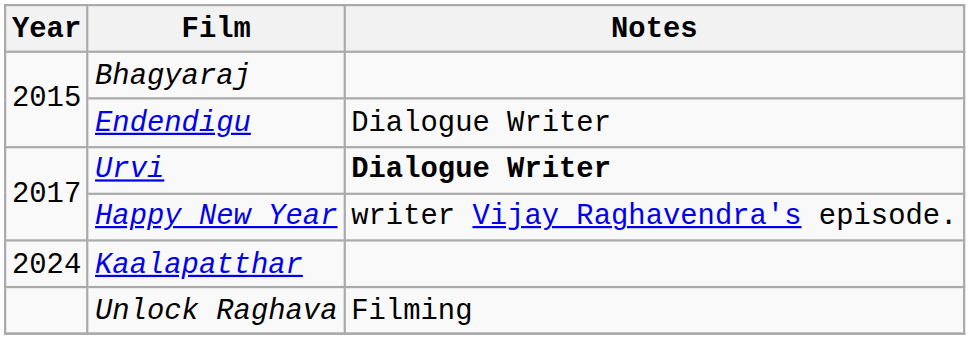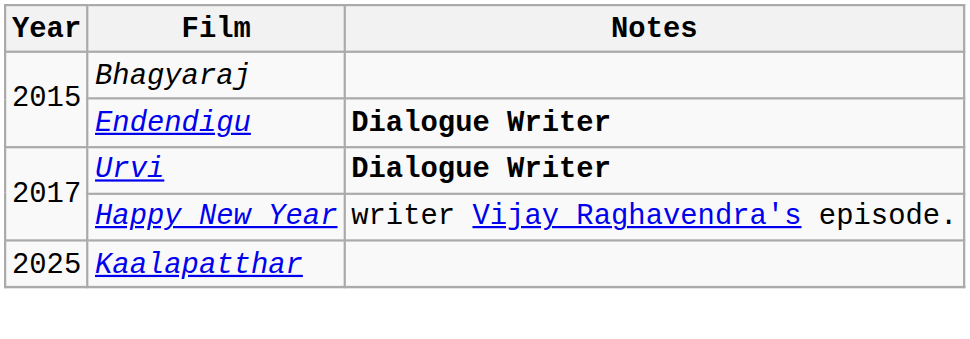(481, 123) normal -> (481, 123) bold
(47, 264) 2024 -> (47, 264) 2025
- row: (216, 311)
